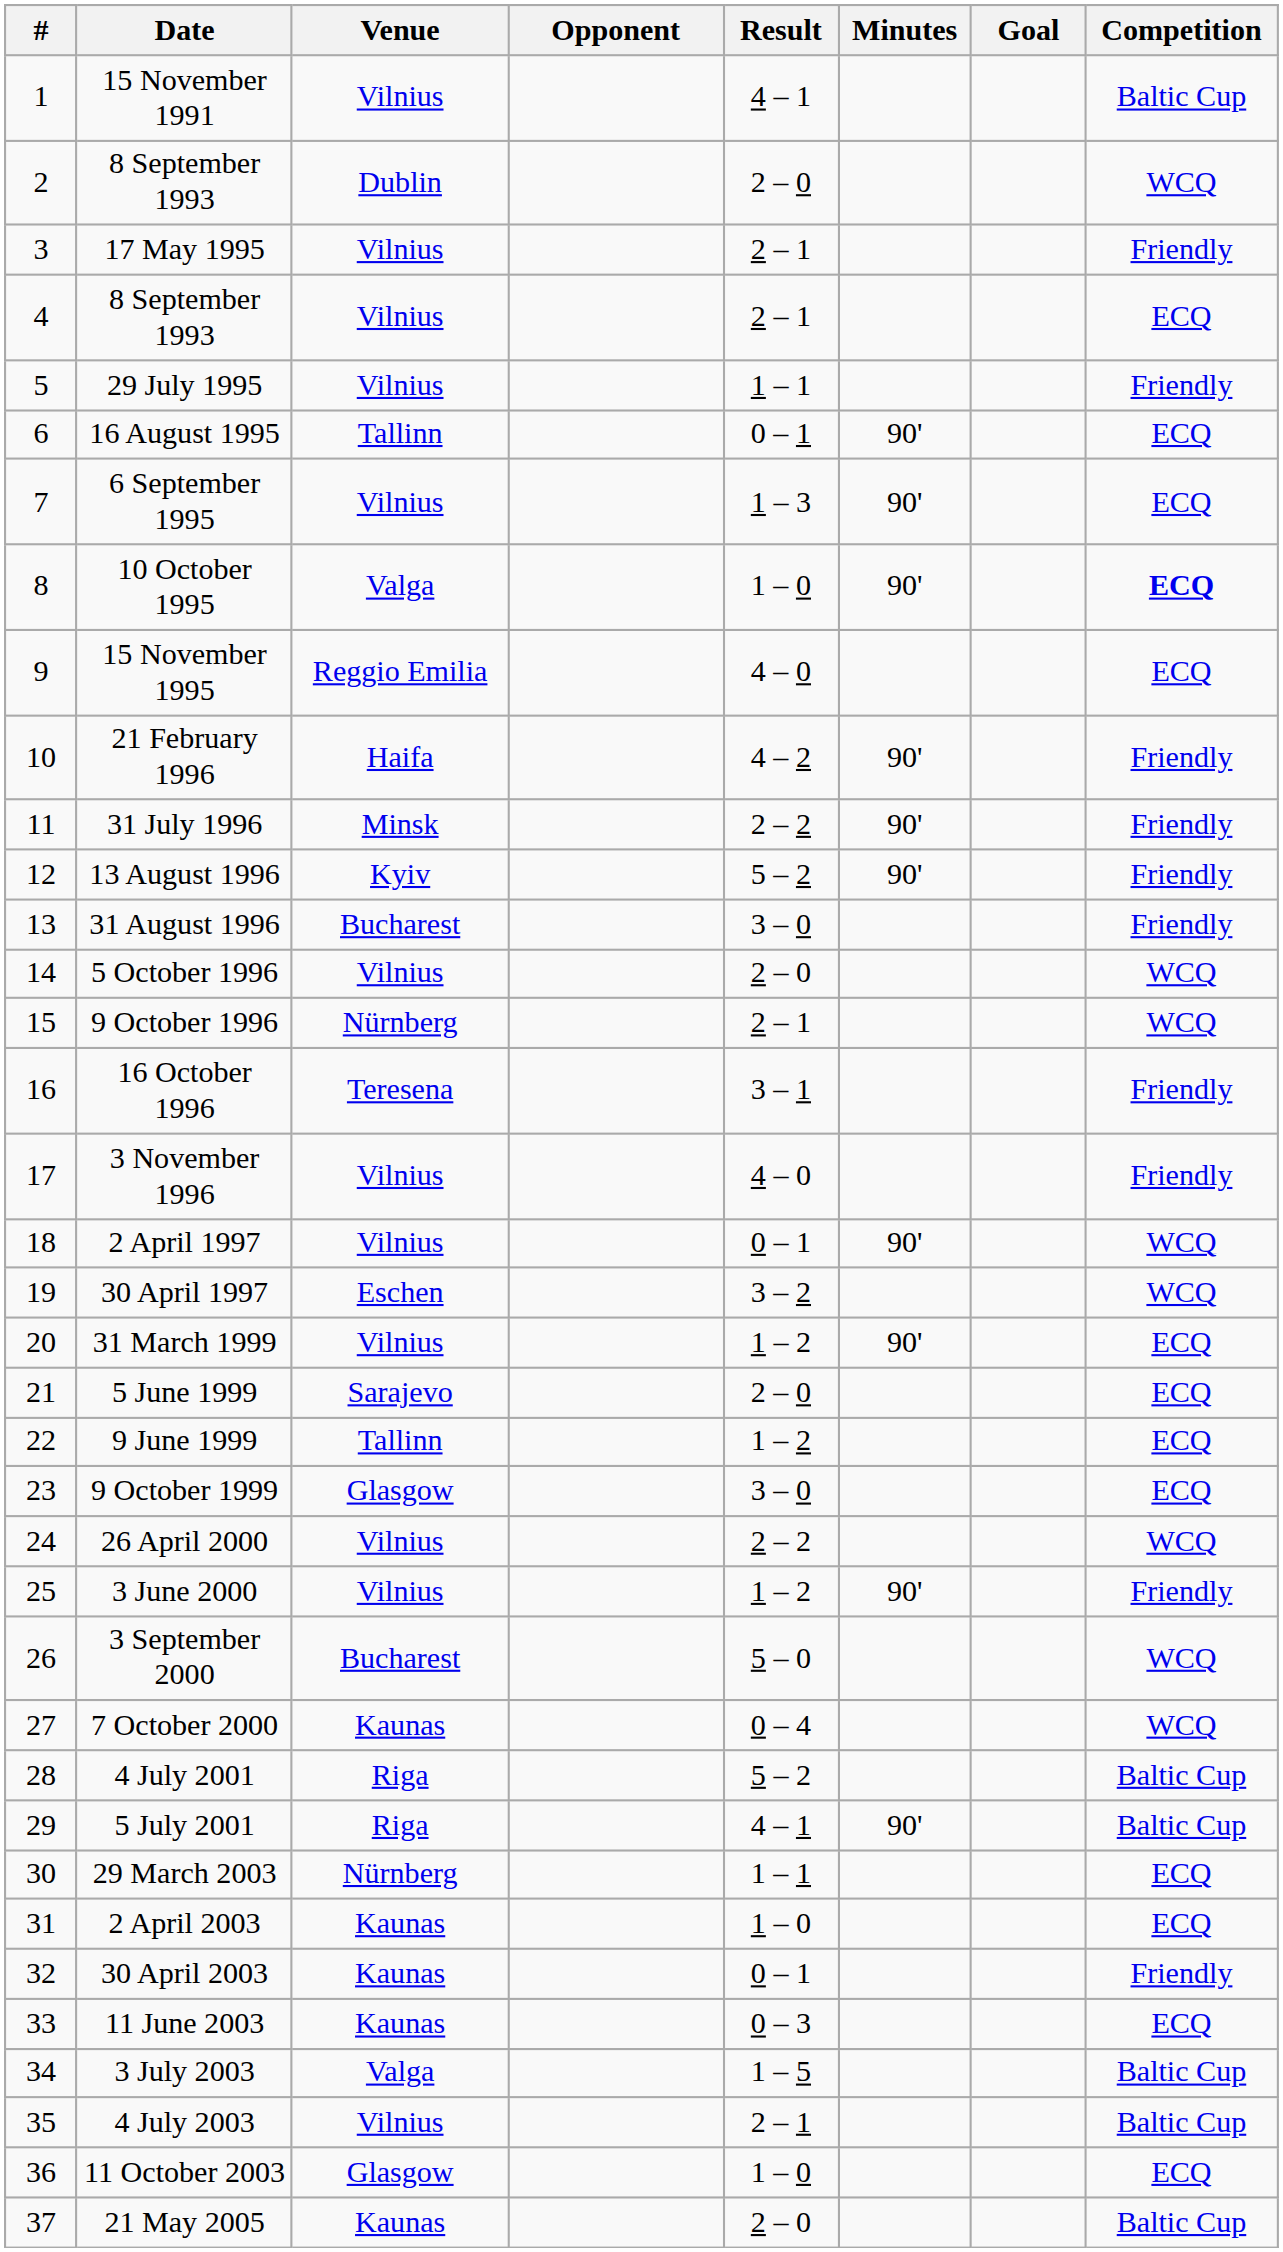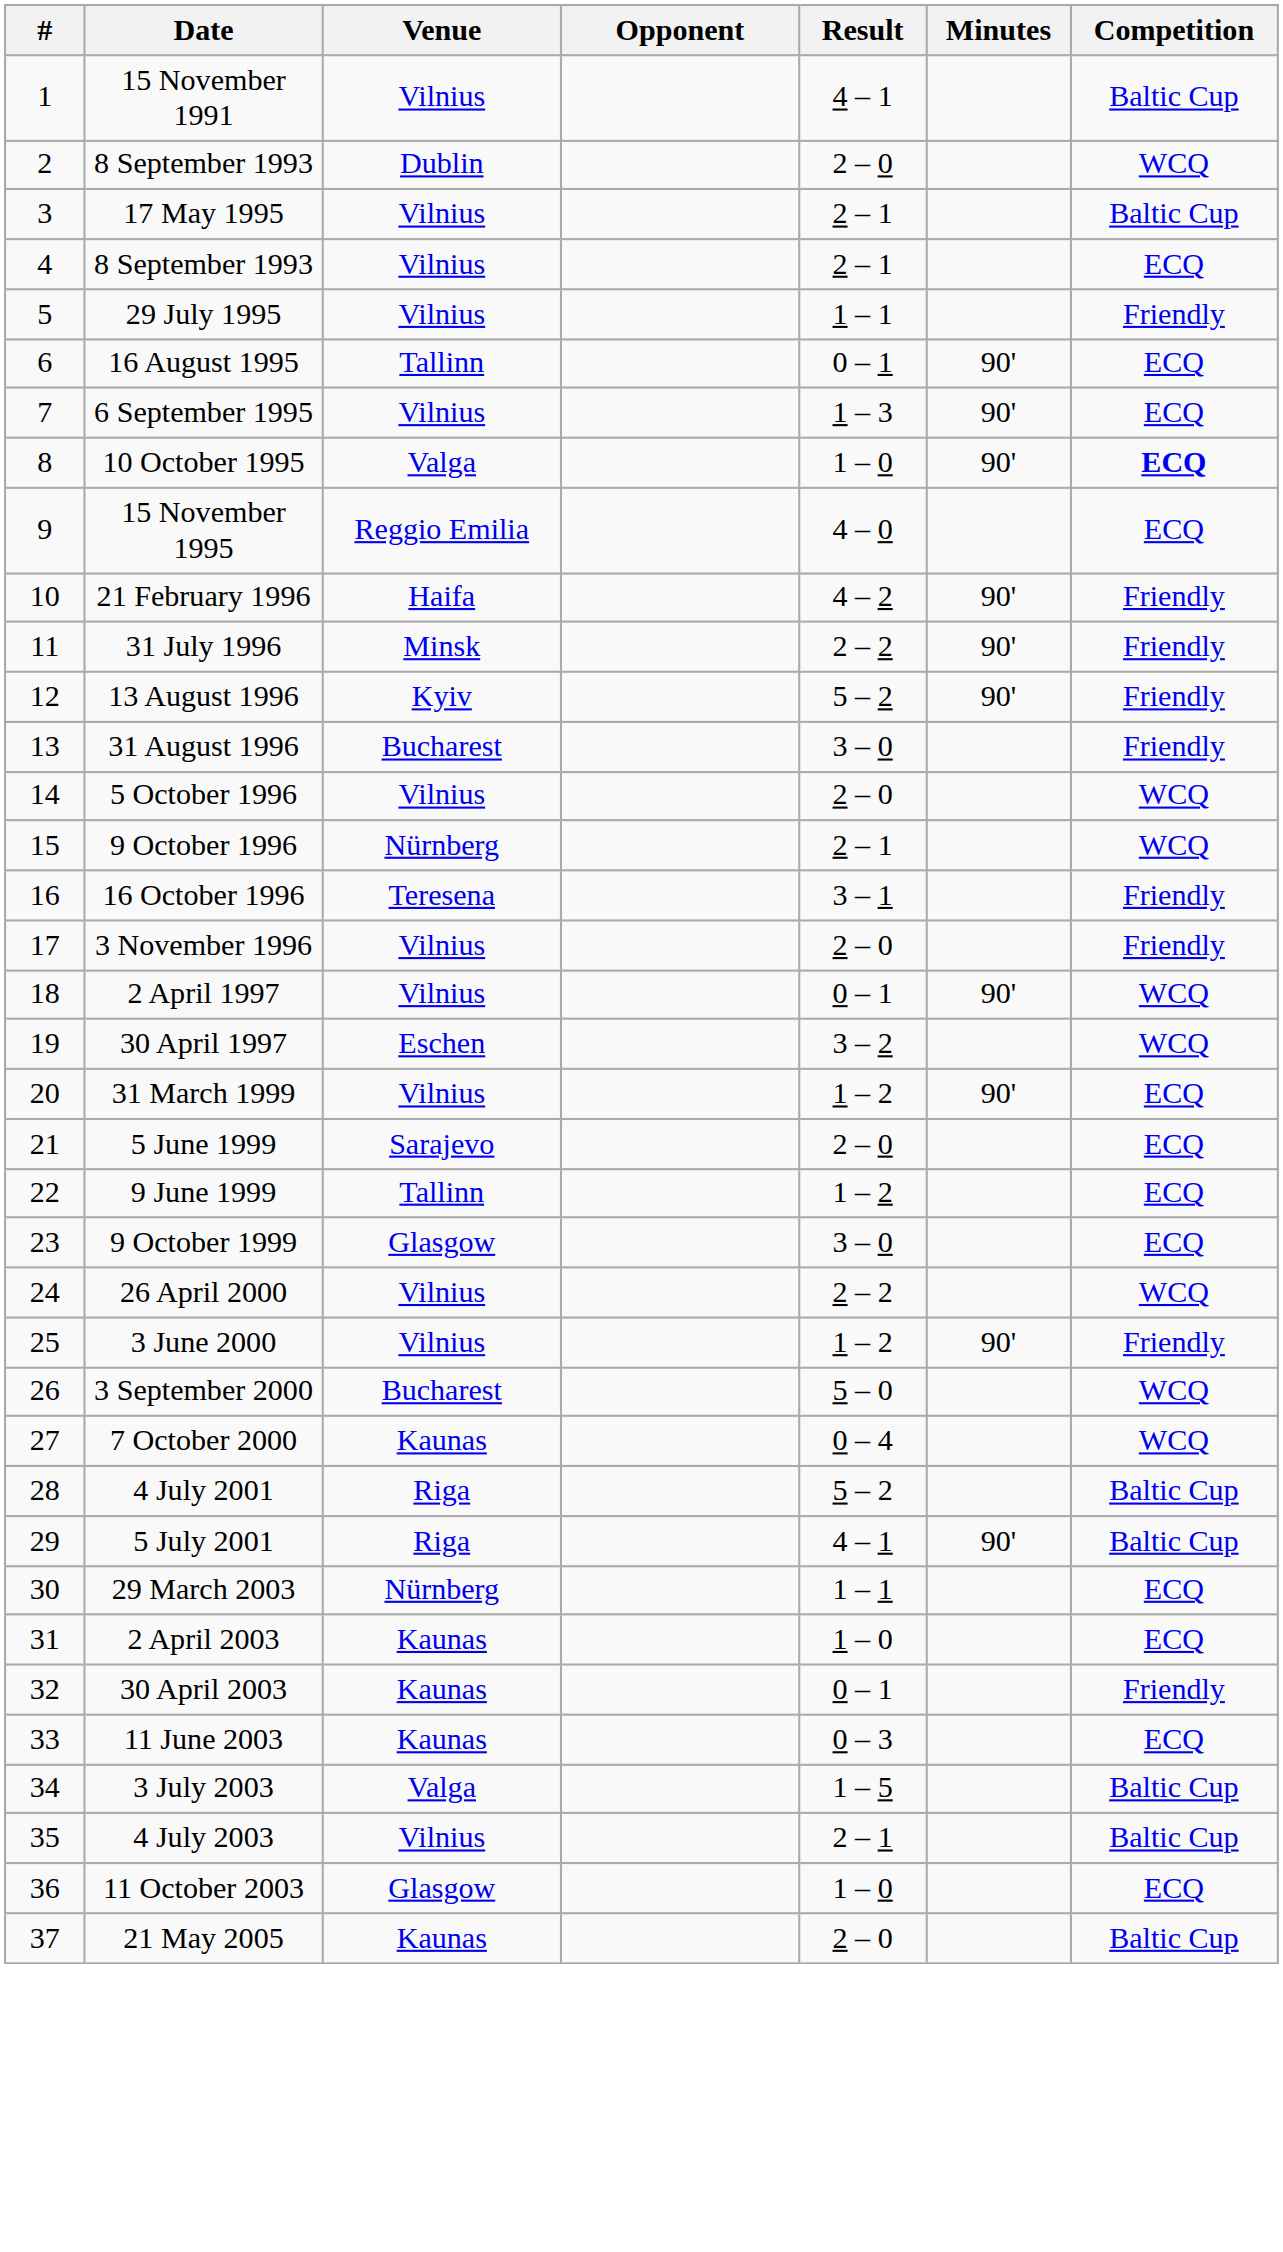- column: (1028, 29)
(1181, 249) Friendly -> (1174, 214) Baltic Cup
(781, 1175) 4 – 0 -> (863, 944) 2 – 0
